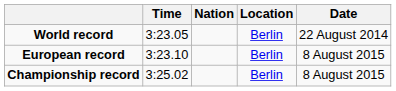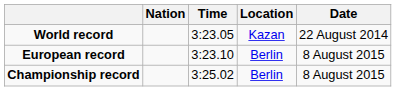columns swapped: (214, 14) <-> (167, 14)
(267, 34) Berlin -> (267, 34) Kazan
